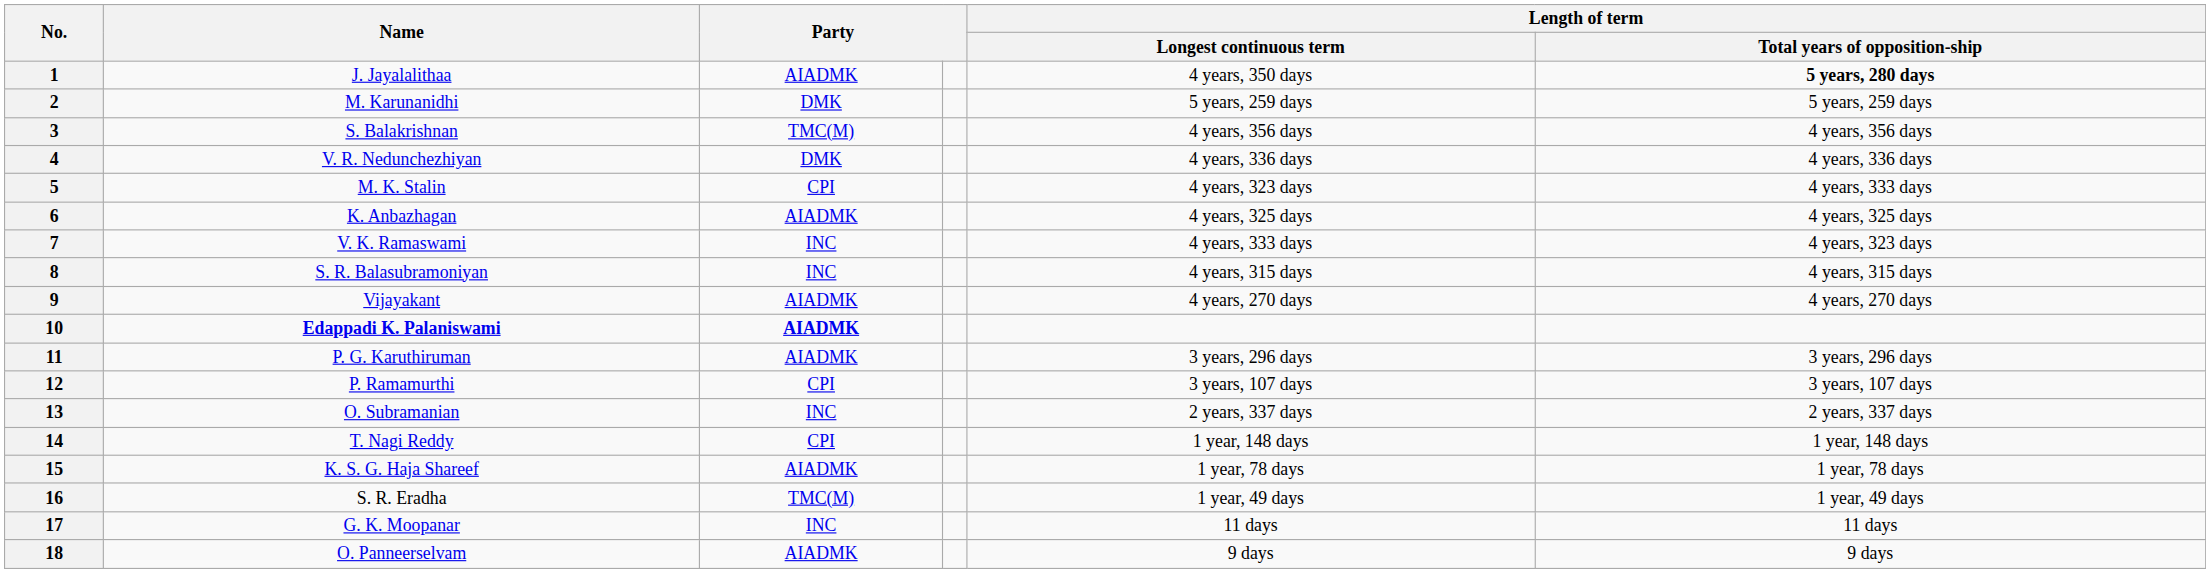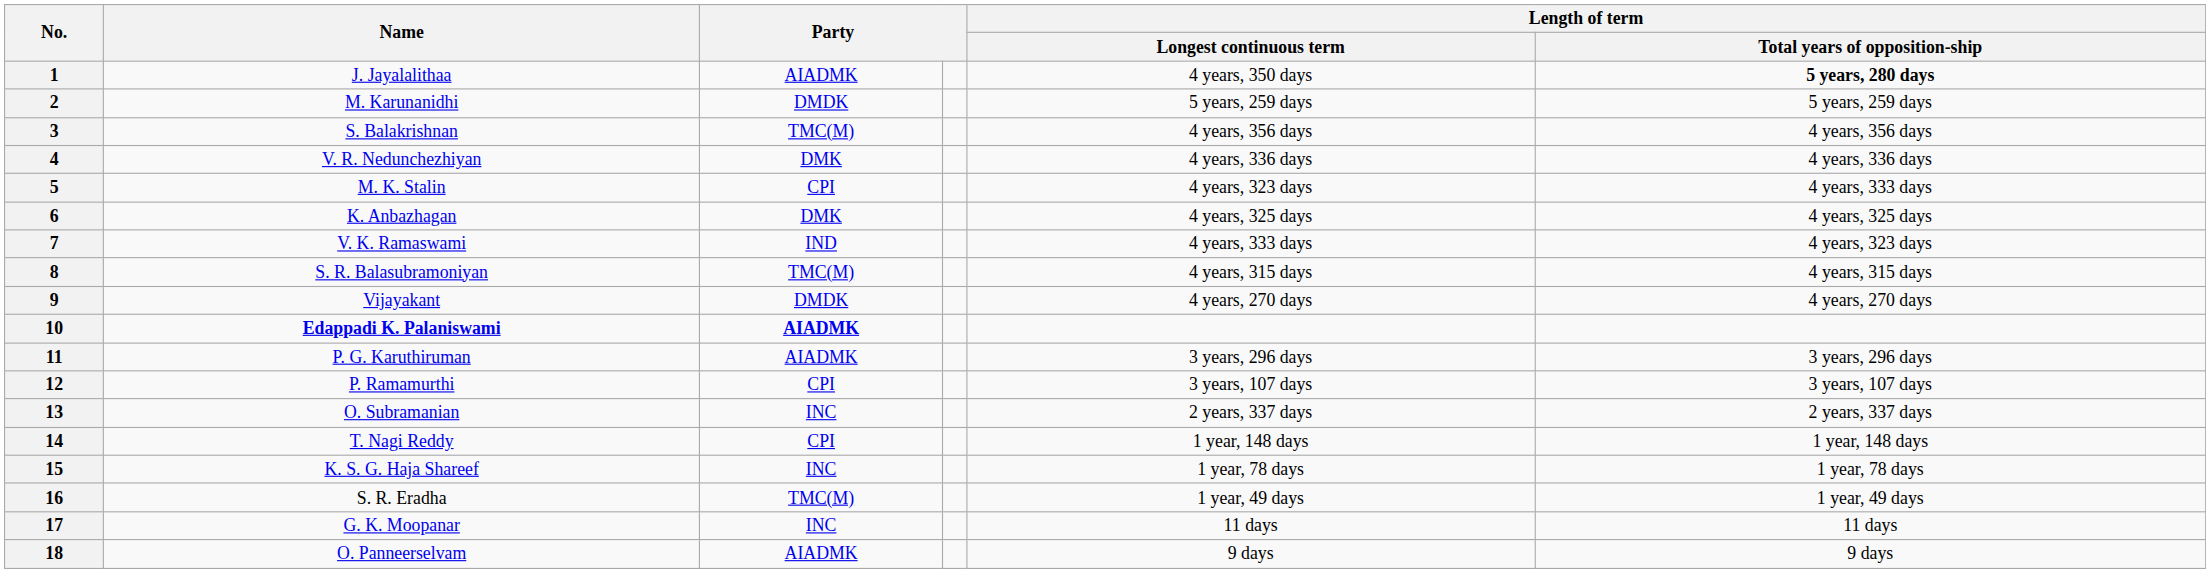(821, 103) DMK -> (821, 103) DMDK
(821, 215) AIADMK -> (821, 215) DMK
(821, 243) INC -> (821, 243) IND
(821, 272) INC -> (821, 272) TMC(M)
(821, 300) AIADMK -> (821, 300) DMDK
(821, 469) AIADMK -> (821, 469) INC
